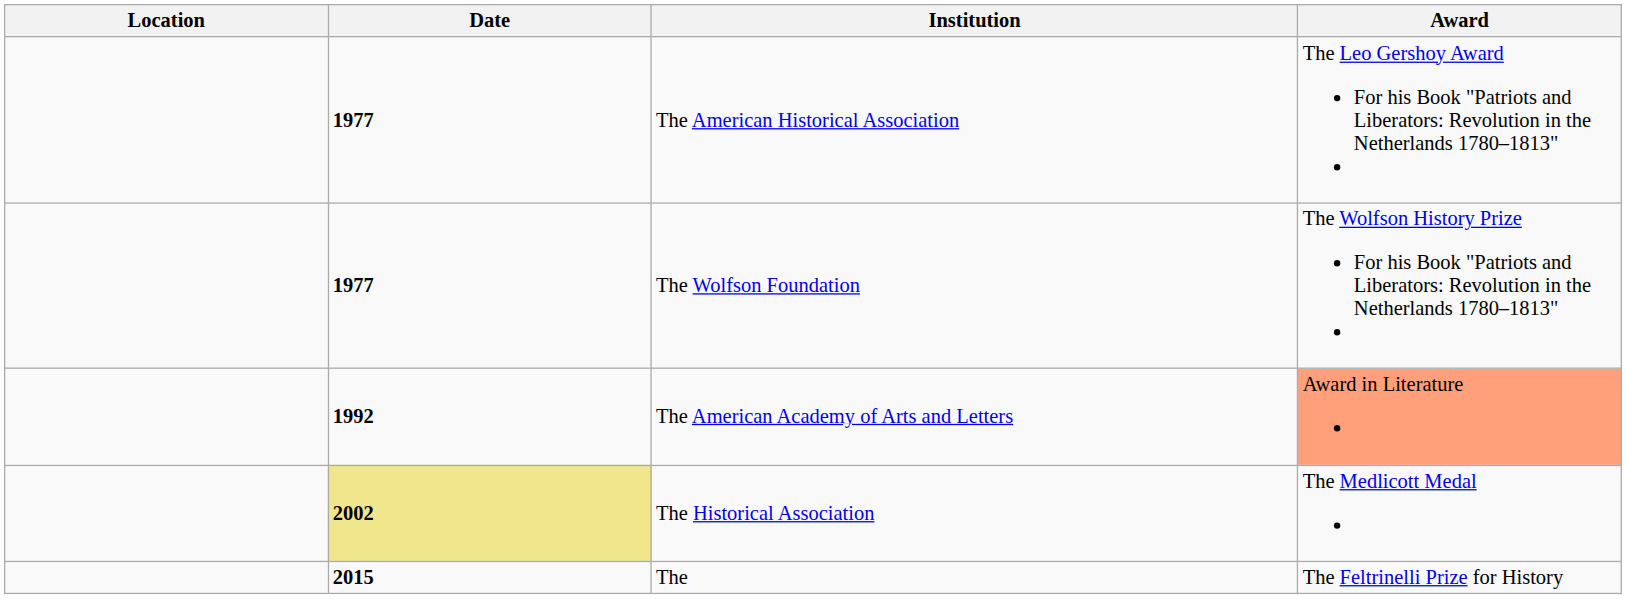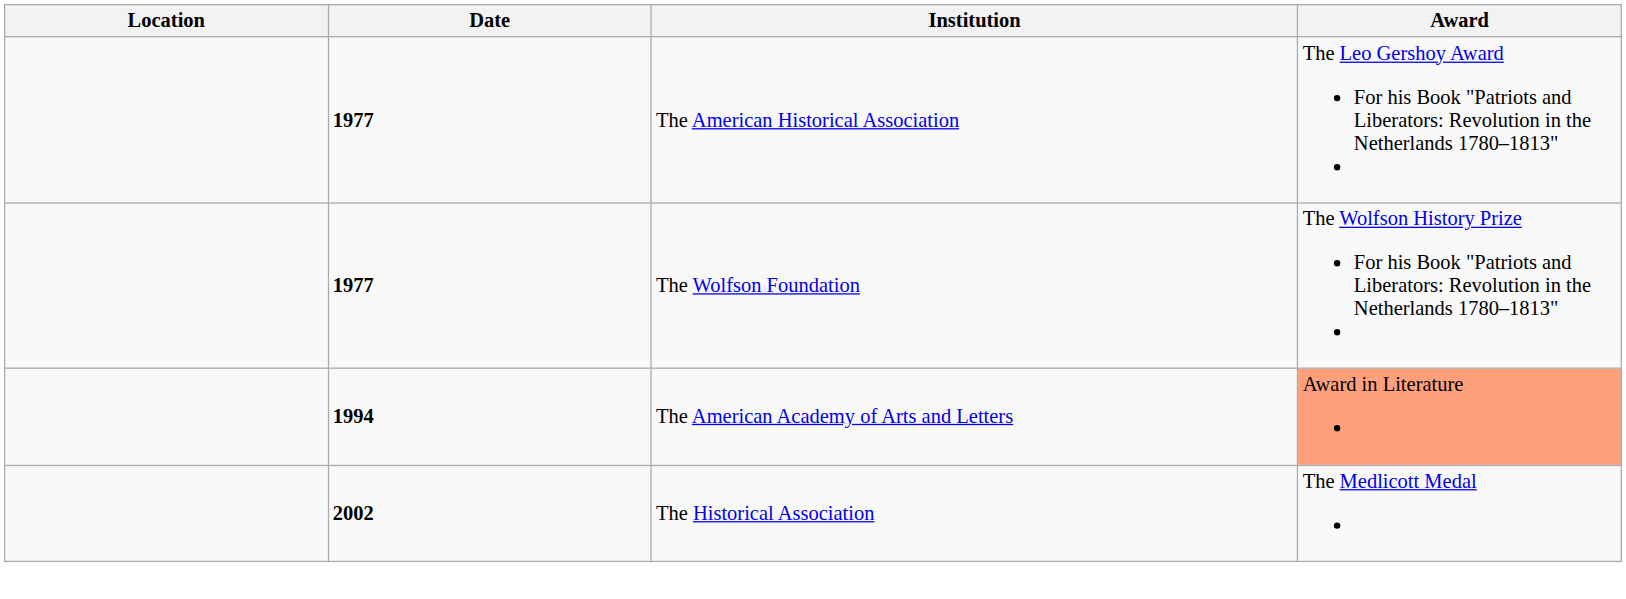(353, 416) 1992 -> (353, 416) 1994
(353, 512) khaki background -> (353, 512) no background
- row: (672, 577)
